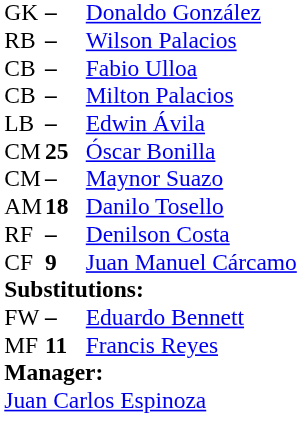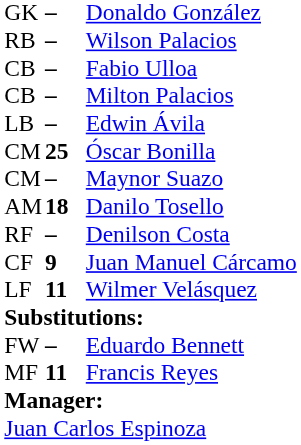+ row: (171, 289)
